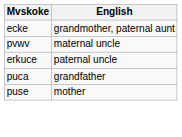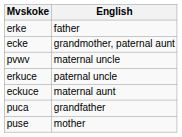+ row: (16, 28)
+ row: (23, 92)
